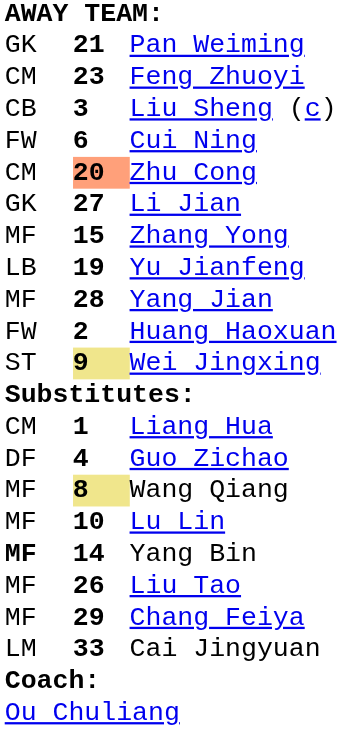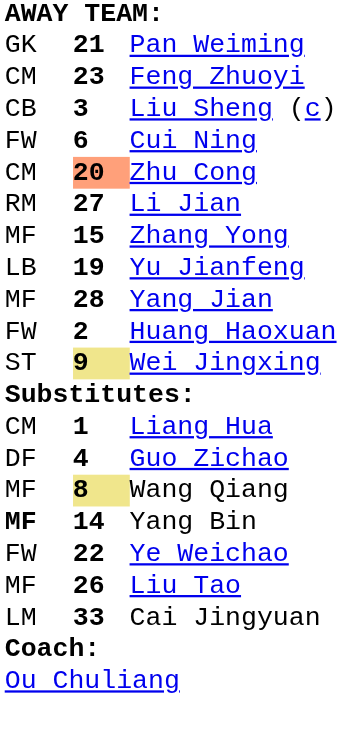(21, 205) GK -> (21, 205) RM
- row: (177, 522)
+ row: (209, 554)
- row: (217, 618)
